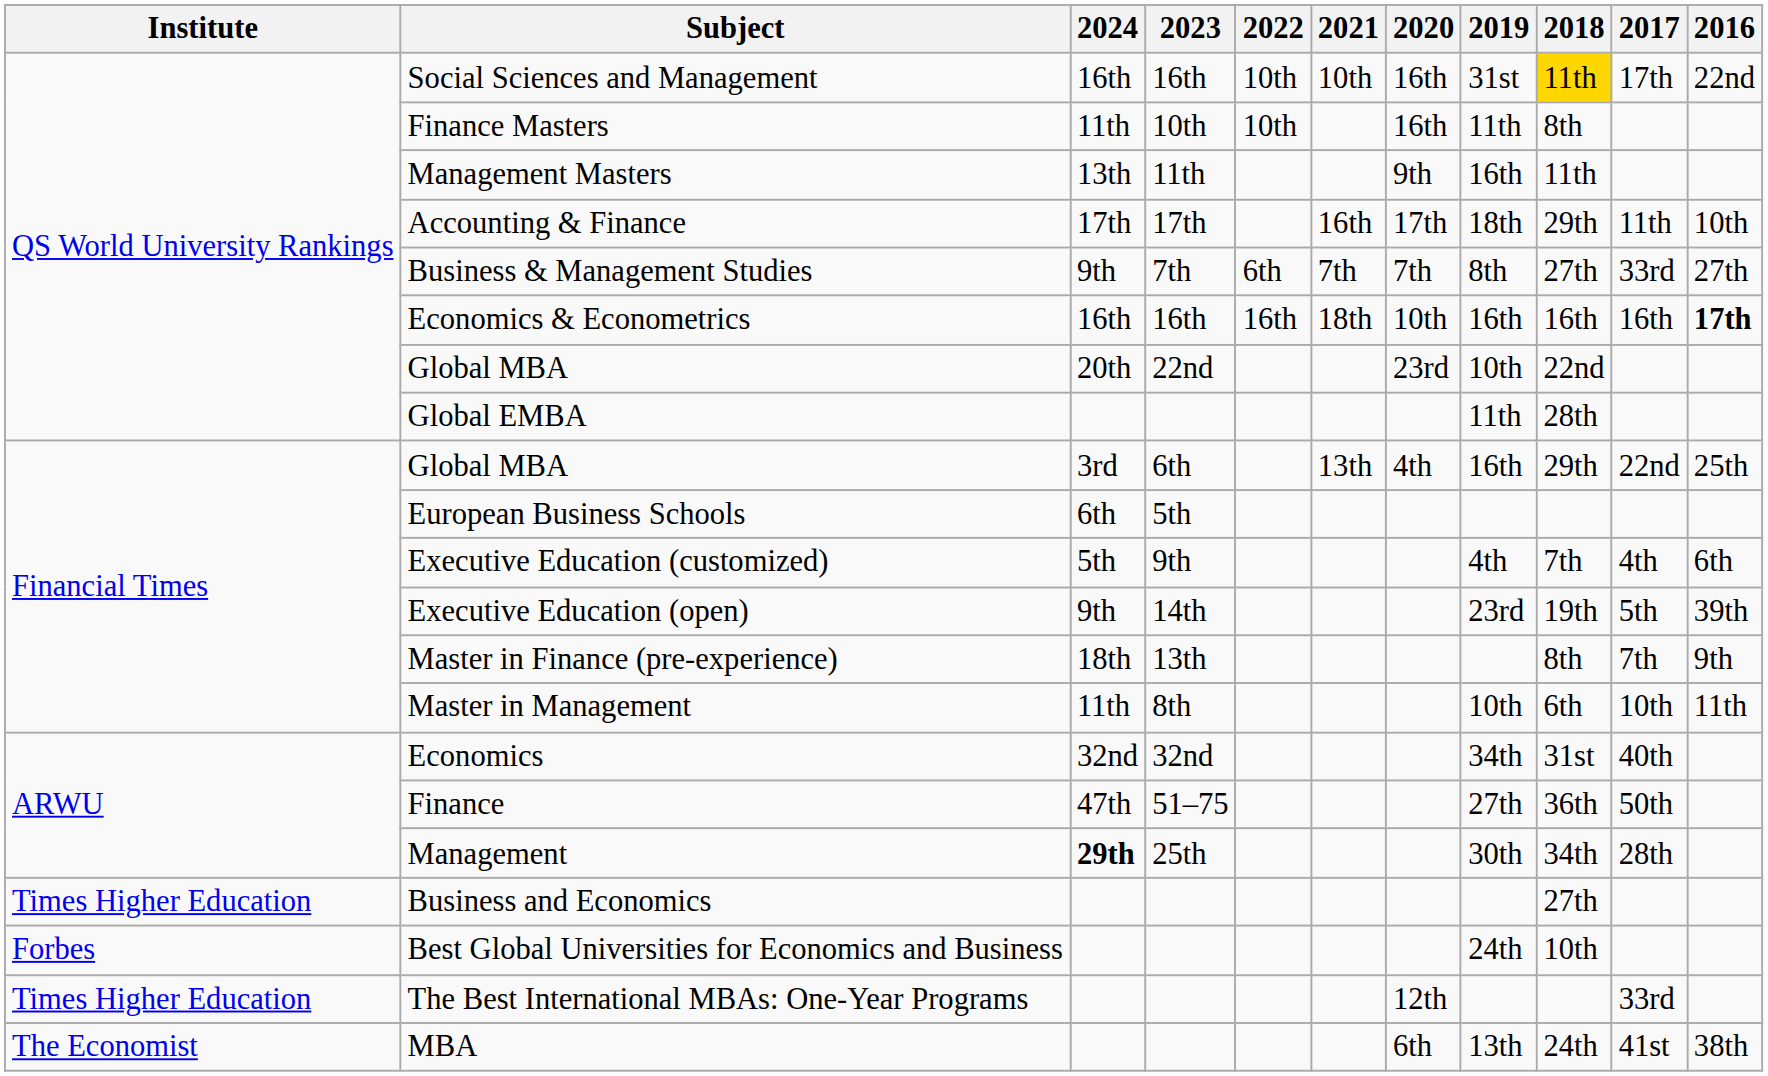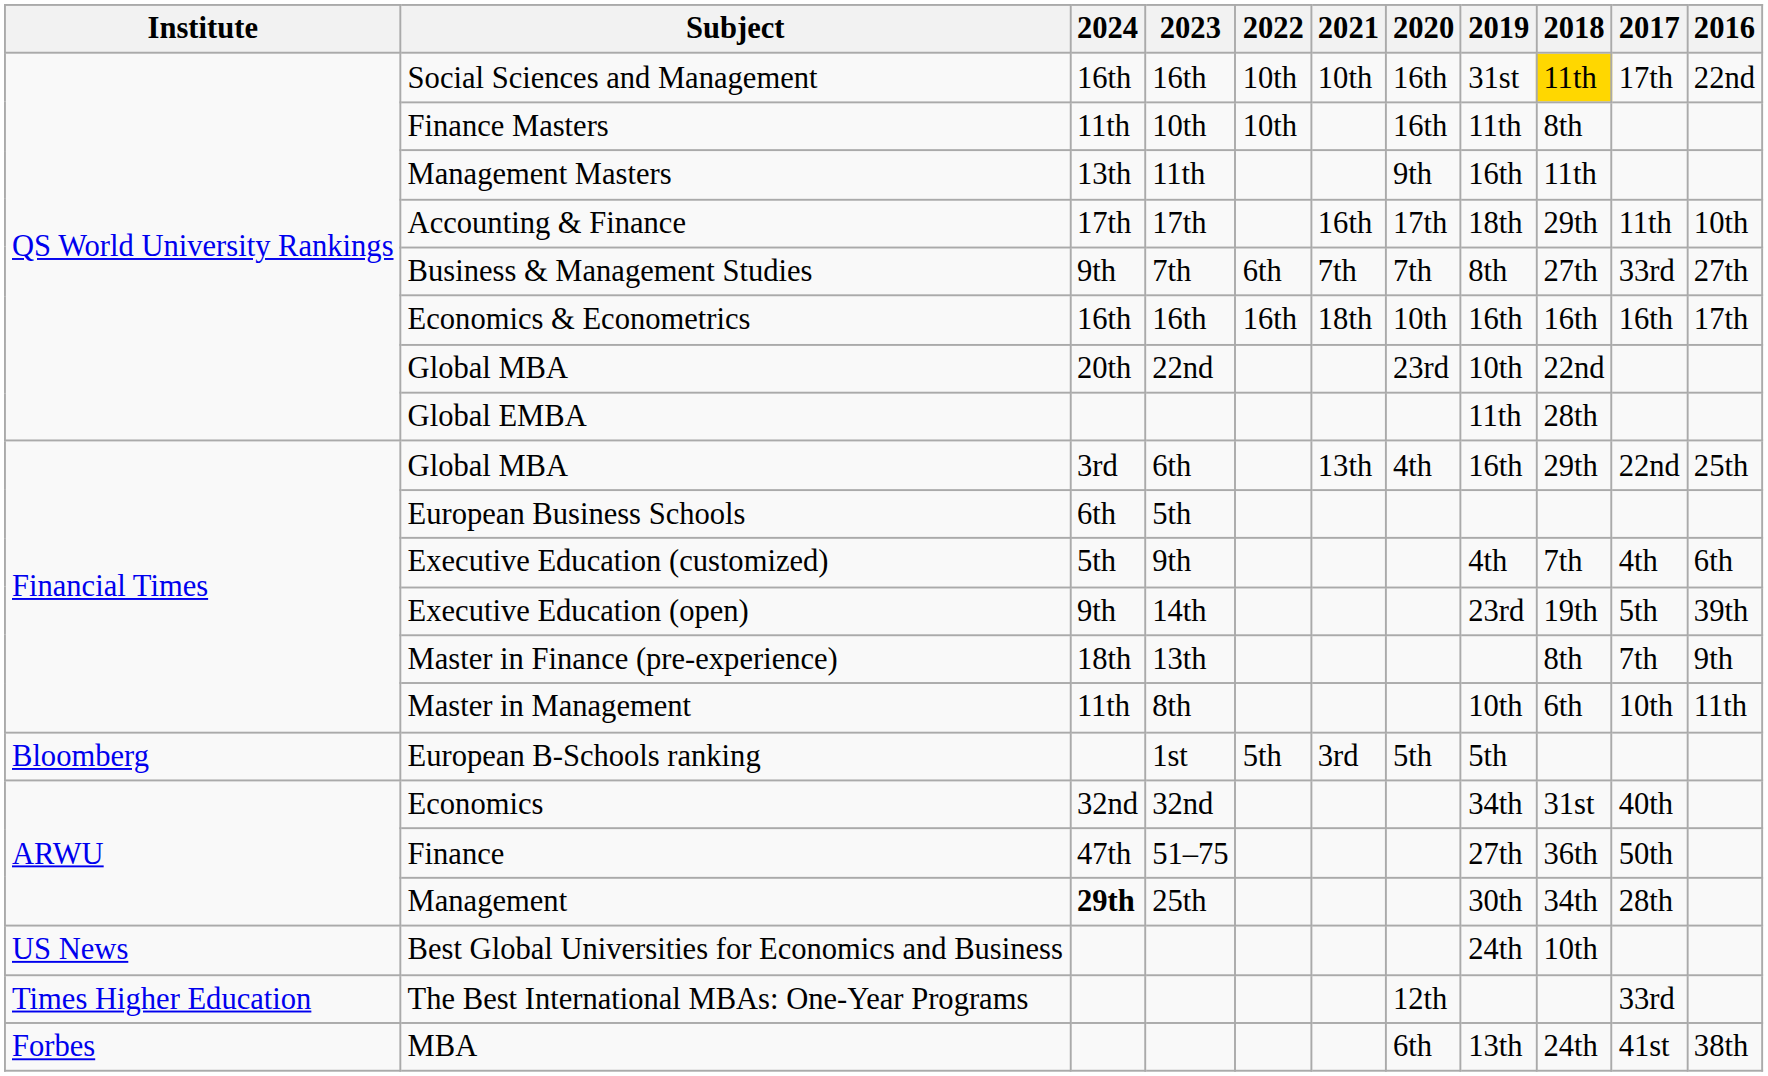(1723, 319) bold -> (1721, 319) normal
+ row: (584, 755)
- row: (560, 901)
(54, 949) Forbes -> (70, 949) US News
(105, 1046) The Economist -> (54, 1046) Forbes
